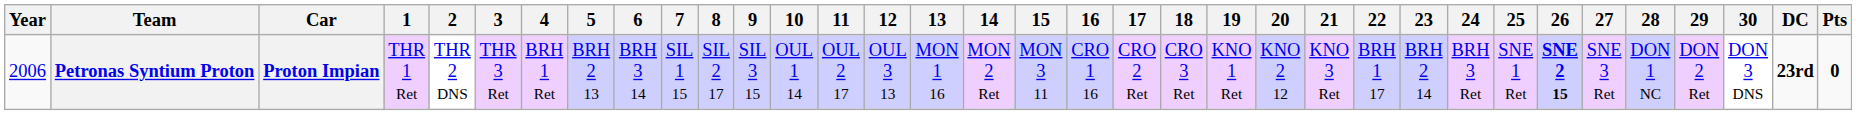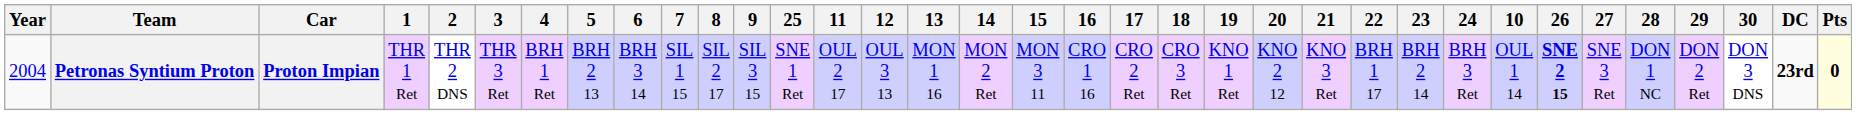columns swapped: (794, 19) <-> (1516, 19)
(28, 71) 2006 -> (28, 71) 2004
(1835, 71) no background -> (1835, 71) lightyellow background
